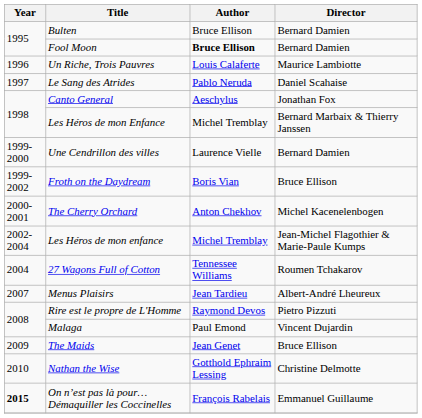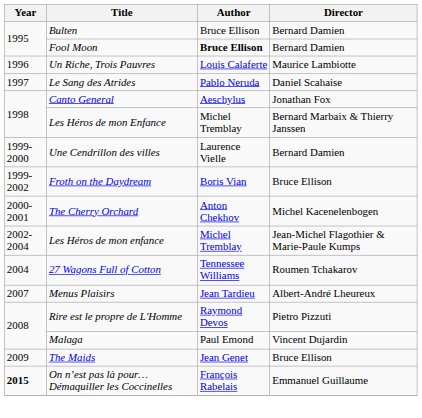- row: (84, 368)
